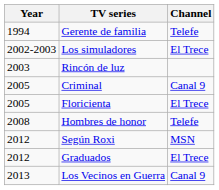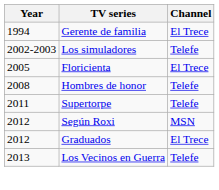(184, 31) Telefe -> (189, 31) El Trece
(189, 49) El Trece -> (184, 49) Telefe
- row: (93, 67)
- row: (82, 85)
+ row: (86, 103)
(188, 175) Canal 9 -> (184, 157) Telefe
